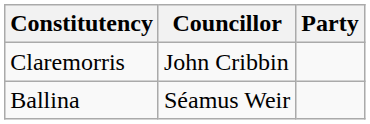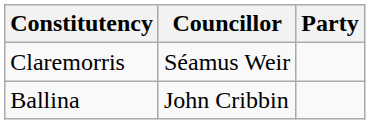(226, 61) John Cribbin -> (227, 61) Séamus Weir
(227, 99) Séamus Weir -> (226, 99) John Cribbin
